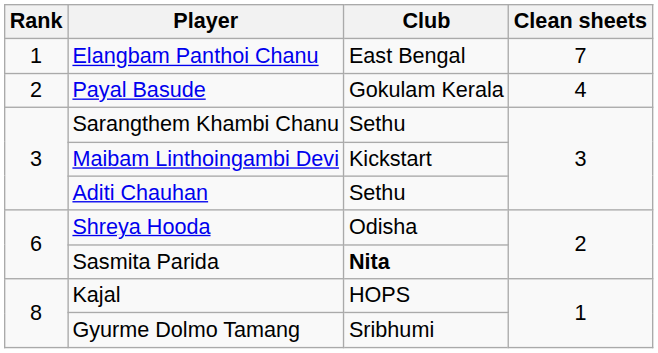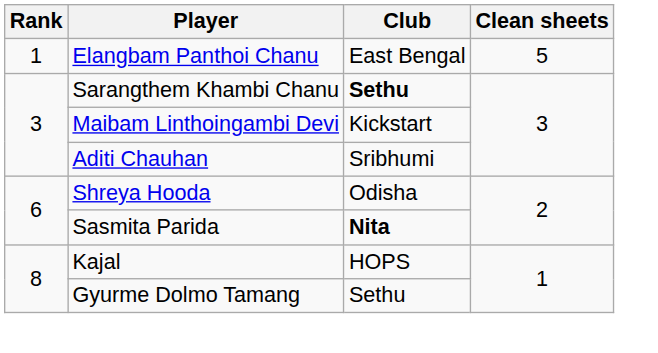(580, 55) 7 -> (542, 55) 5
- row: (139, 90)
(377, 124) normal -> (379, 90) bold
(377, 192) Sethu -> (392, 158) Sribhumi
(392, 329) Sribhumi -> (377, 295) Sethu
